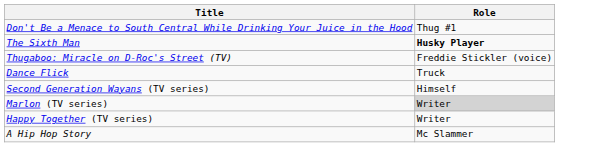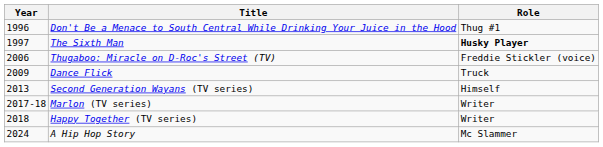+ column: (26, 12)
(434, 104) lightgrey background -> (478, 104) no background
